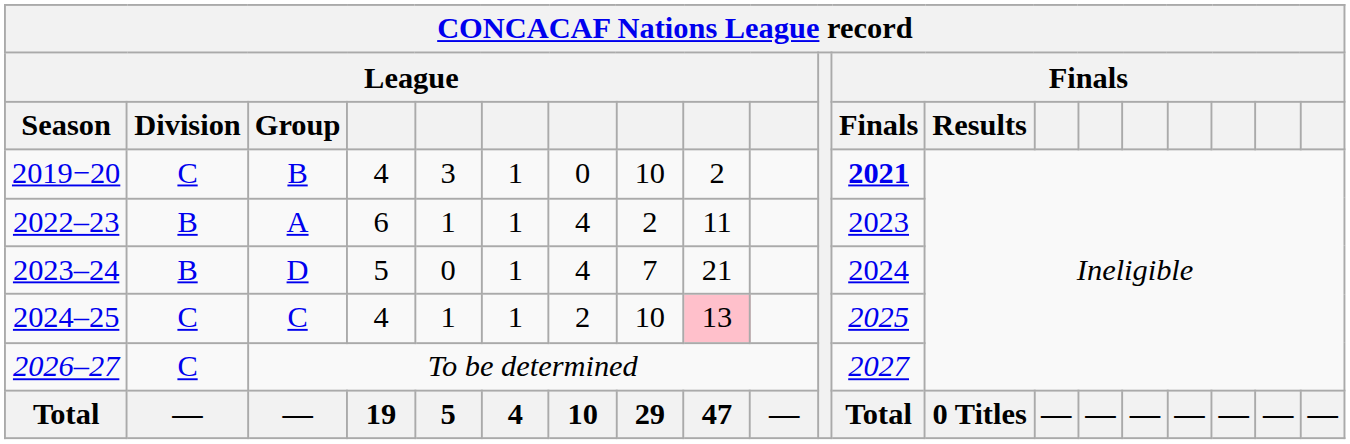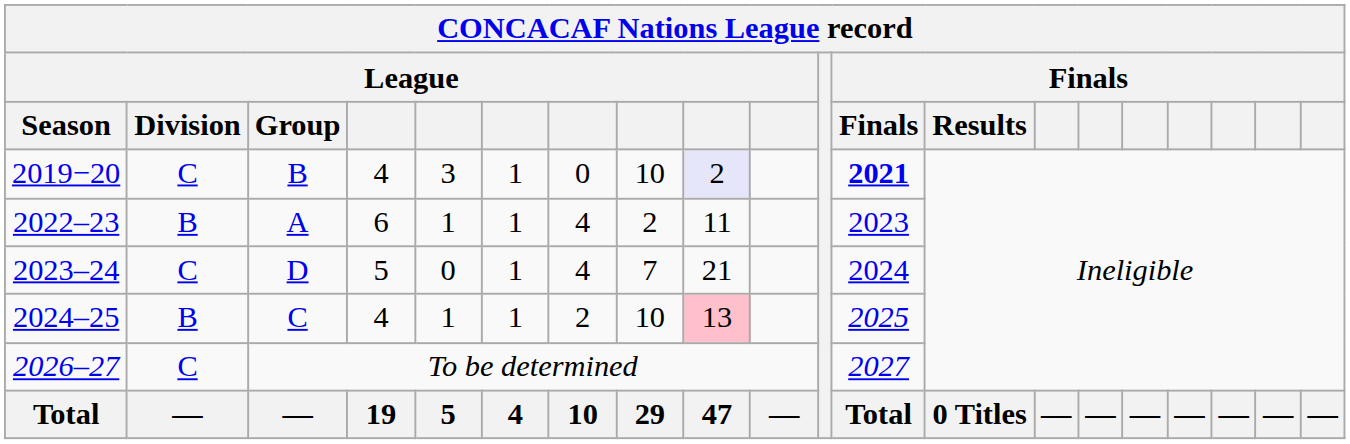(717, 173) no background -> (717, 173) lavender background
(188, 269) B -> (188, 269) C
(188, 317) C -> (188, 317) B
